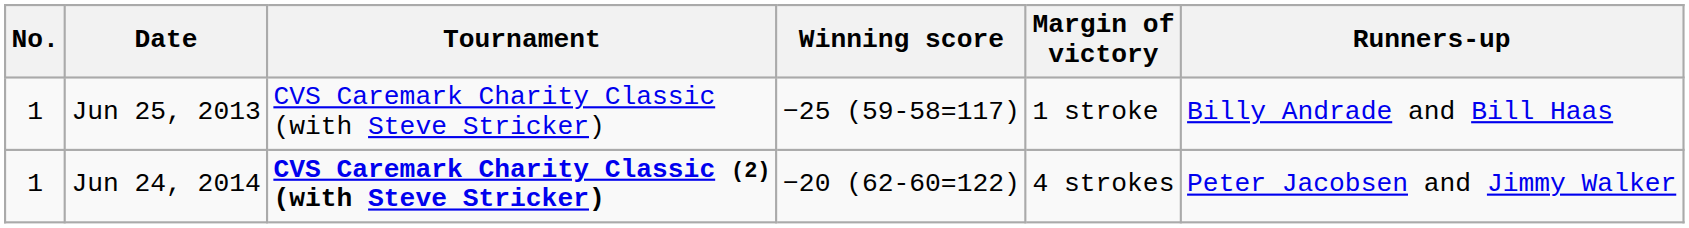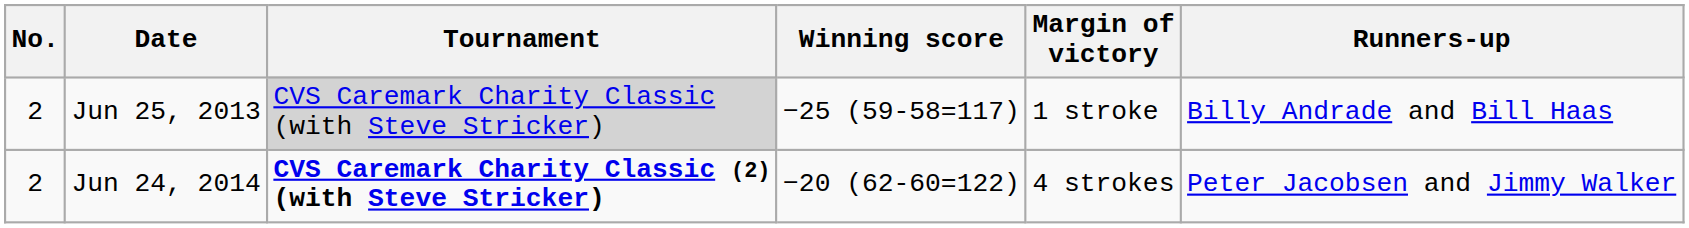(35, 114) 1 -> (35, 114) 2
(494, 114) no background -> (494, 114) lightgrey background
(35, 186) 1 -> (35, 186) 2
